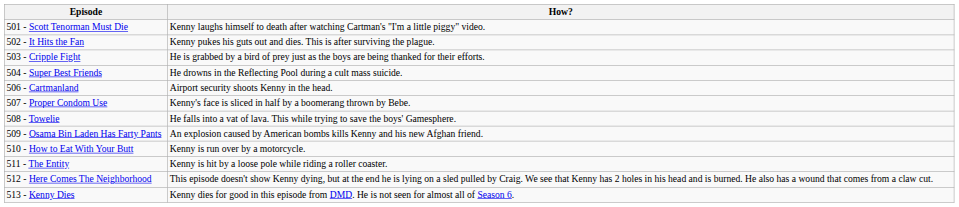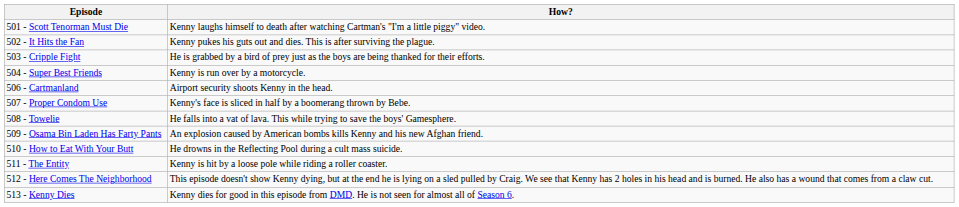(286, 73) He drowns in the Reflecting Pool during a cult mass suicide. -> (238, 73) Kenny is run over by a motorcycle.
(238, 149) Kenny is run over by a motorcycle. -> (286, 149) He drowns in the Reflecting Pool during a cult mass suicide.
